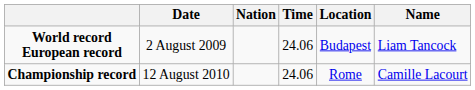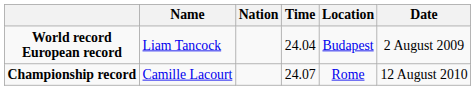columns swapped: (423, 15) <-> (186, 15)
(298, 44) 24.06 -> (300, 44) 24.04
(298, 74) 24.06 -> (300, 74) 24.07
